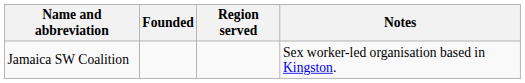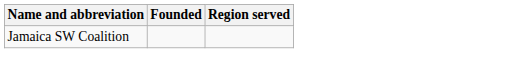- column: (400, 22)
